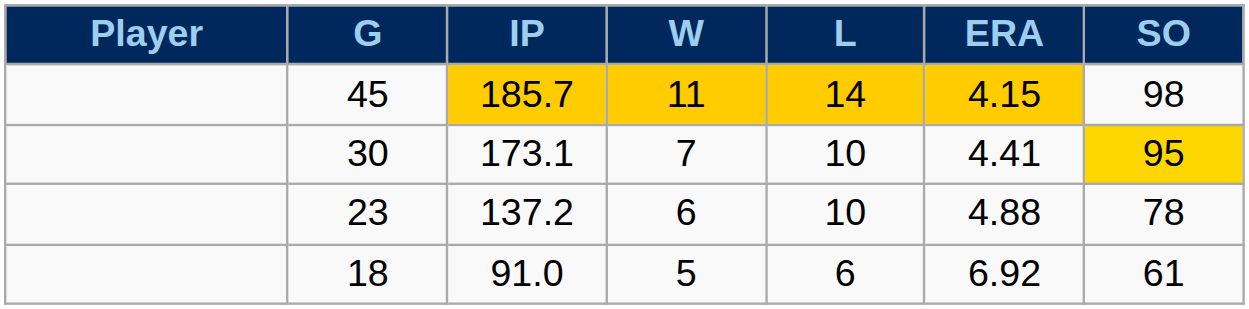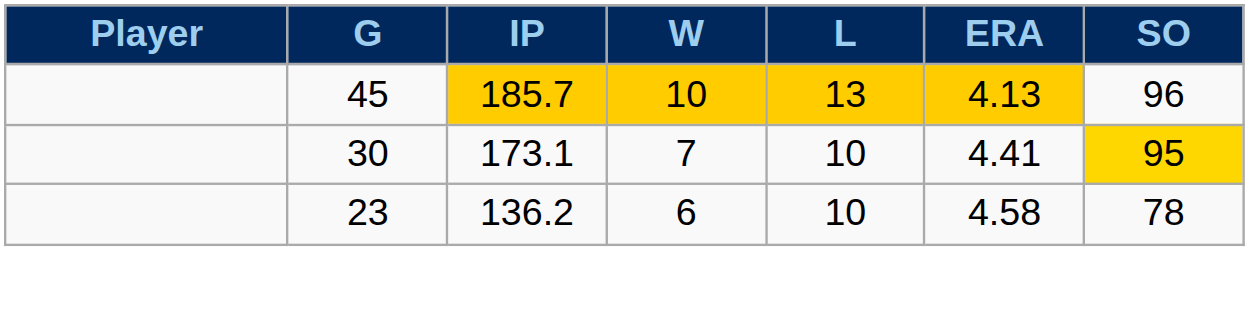(686, 93) 11 -> (686, 93) 10
(845, 93) 14 -> (845, 93) 13
(1005, 93) 4.15 -> (1005, 93) 4.13
(1164, 93) 98 -> (1164, 93) 96
(527, 213) 137.2 -> (527, 213) 136.2
(1005, 213) 4.88 -> (1005, 213) 4.58
- row: (368, 272)
